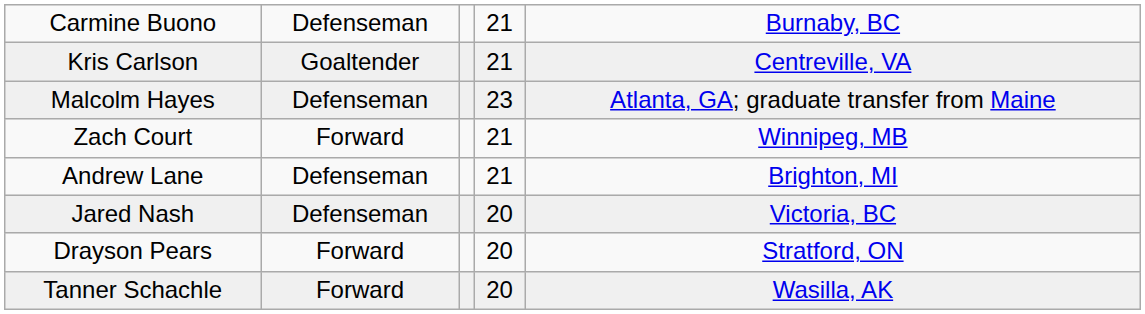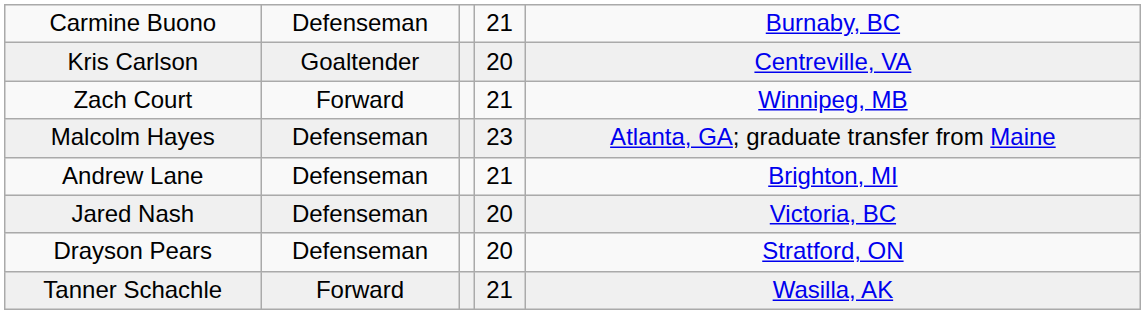(500, 61) 21 -> (500, 61) 20
rows swapped: (133, 137) <-> (133, 99)
(360, 251) Forward -> (360, 251) Defenseman
(500, 289) 20 -> (500, 289) 21
